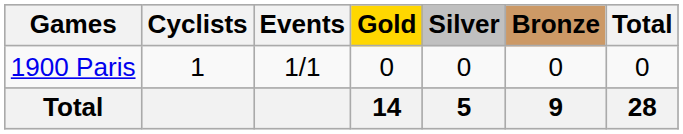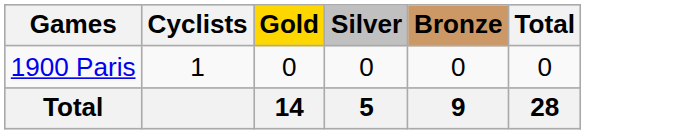- column: (302, 25)
